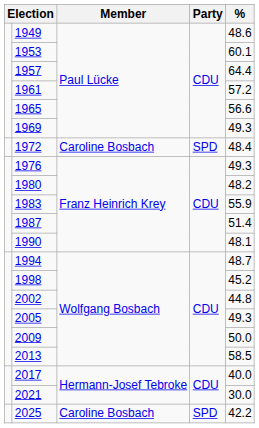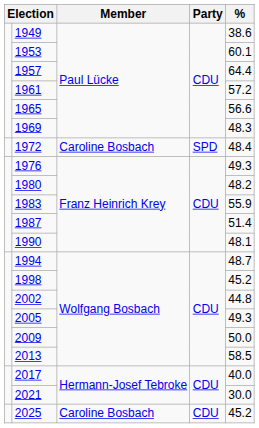(240, 33) 48.6 -> (240, 33) 38.6
(240, 128) 49.3 -> (240, 128) 48.3
(205, 413) SPD -> (206, 413) CDU
(240, 413) 42.2 -> (240, 413) 45.2
